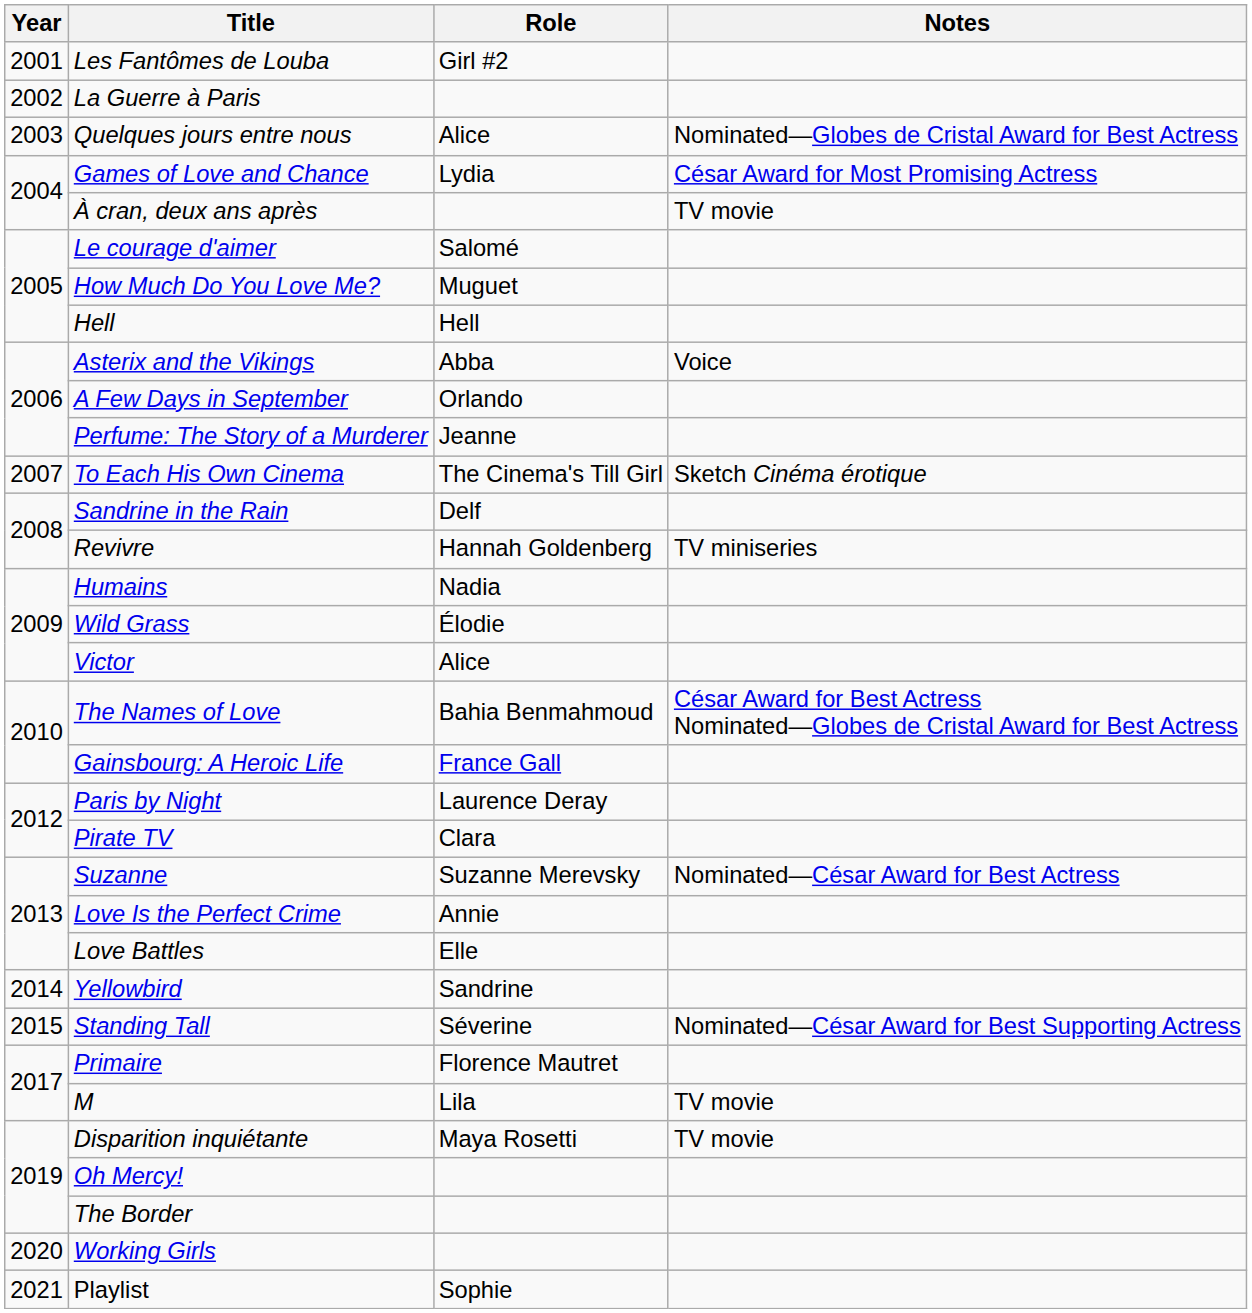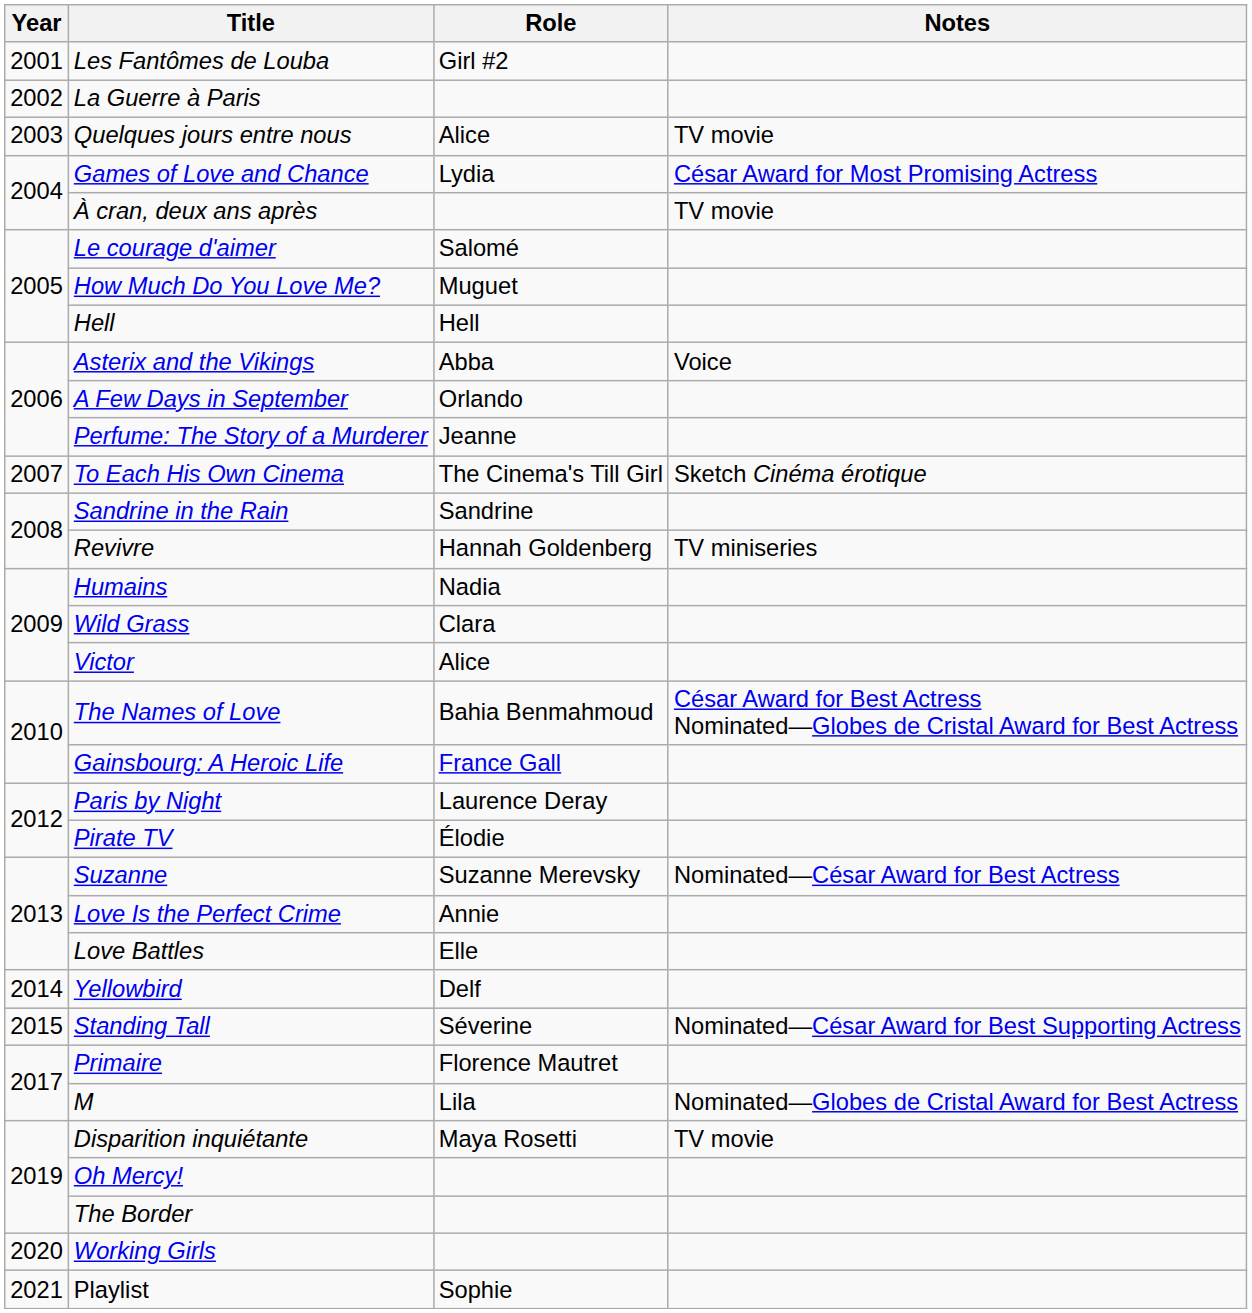(956, 135) Nominated—Globes de Cristal Award for Best Actress -> (724, 135) TV movie
(460, 511) Delf -> (486, 511) Sandrine
(472, 624) Élodie -> (467, 624) Clara
(467, 838) Clara -> (472, 838) Élodie
(486, 988) Sandrine -> (460, 988) Delf
(724, 1101) TV movie -> (956, 1101) Nominated—Globes de Cristal Award for Best Actress
